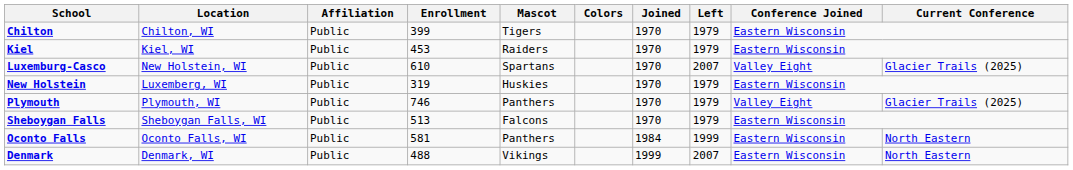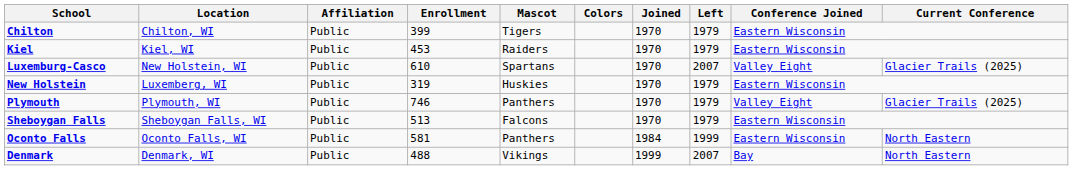(789, 156) Eastern Wisconsin -> (743, 156) Bay
